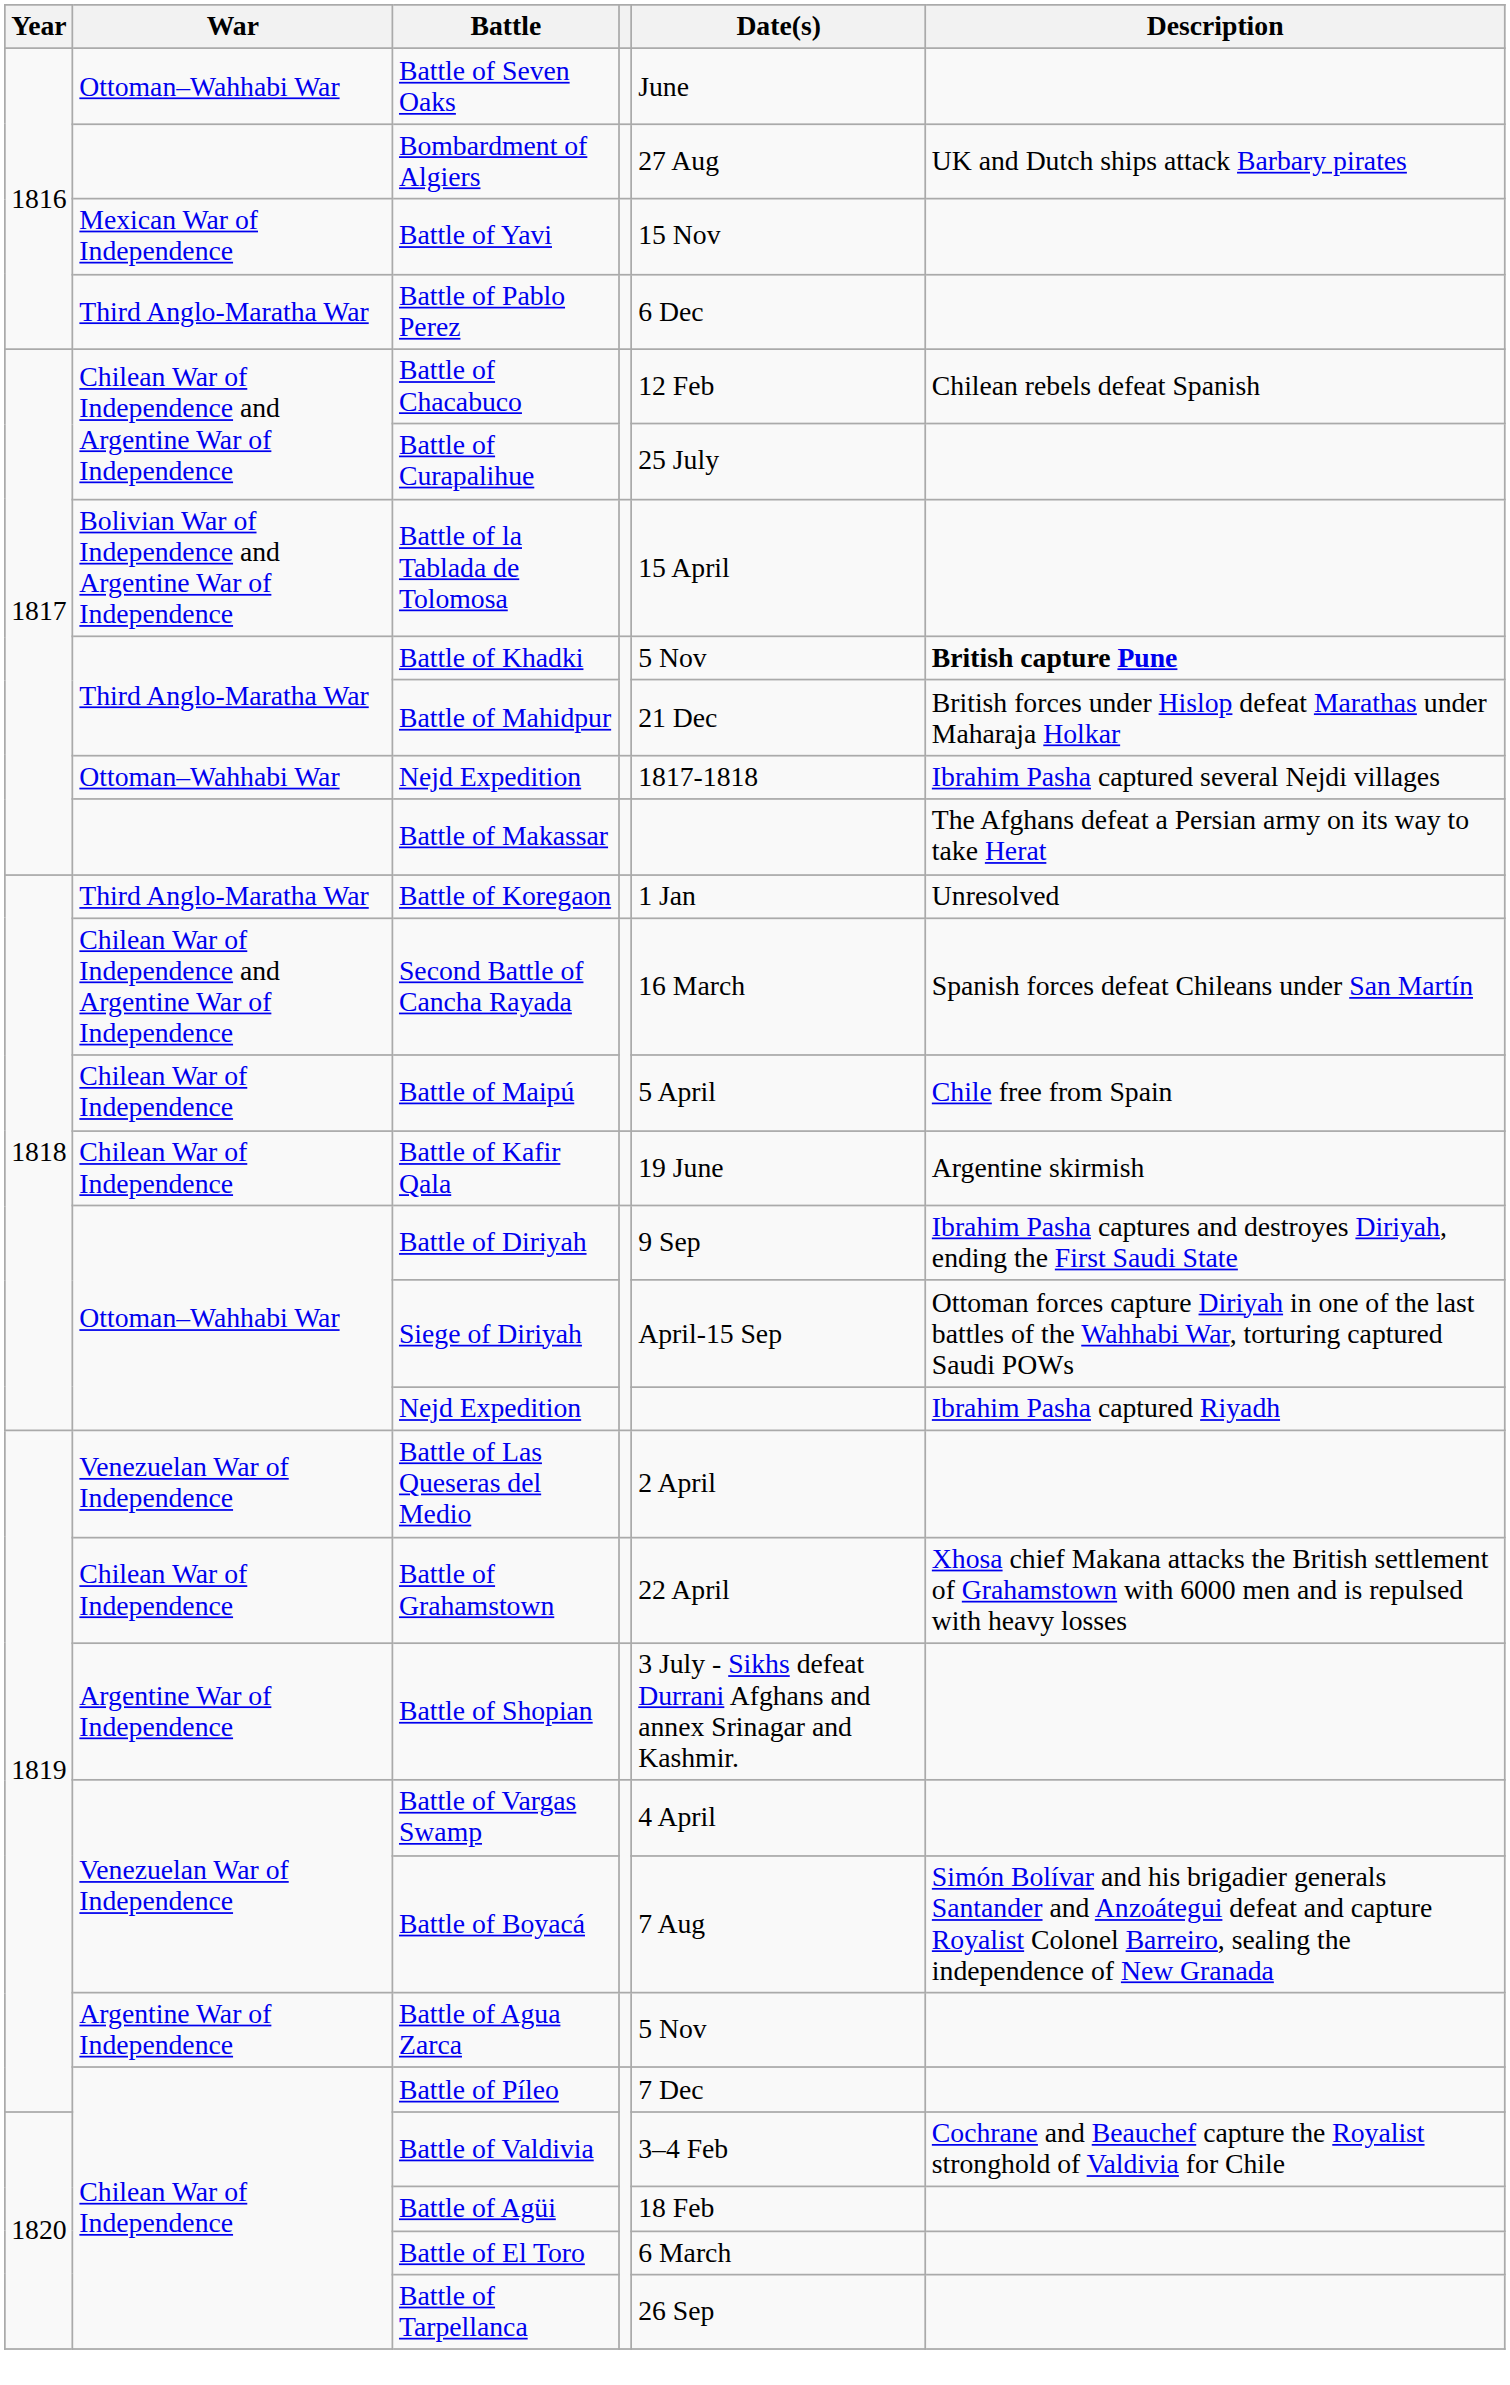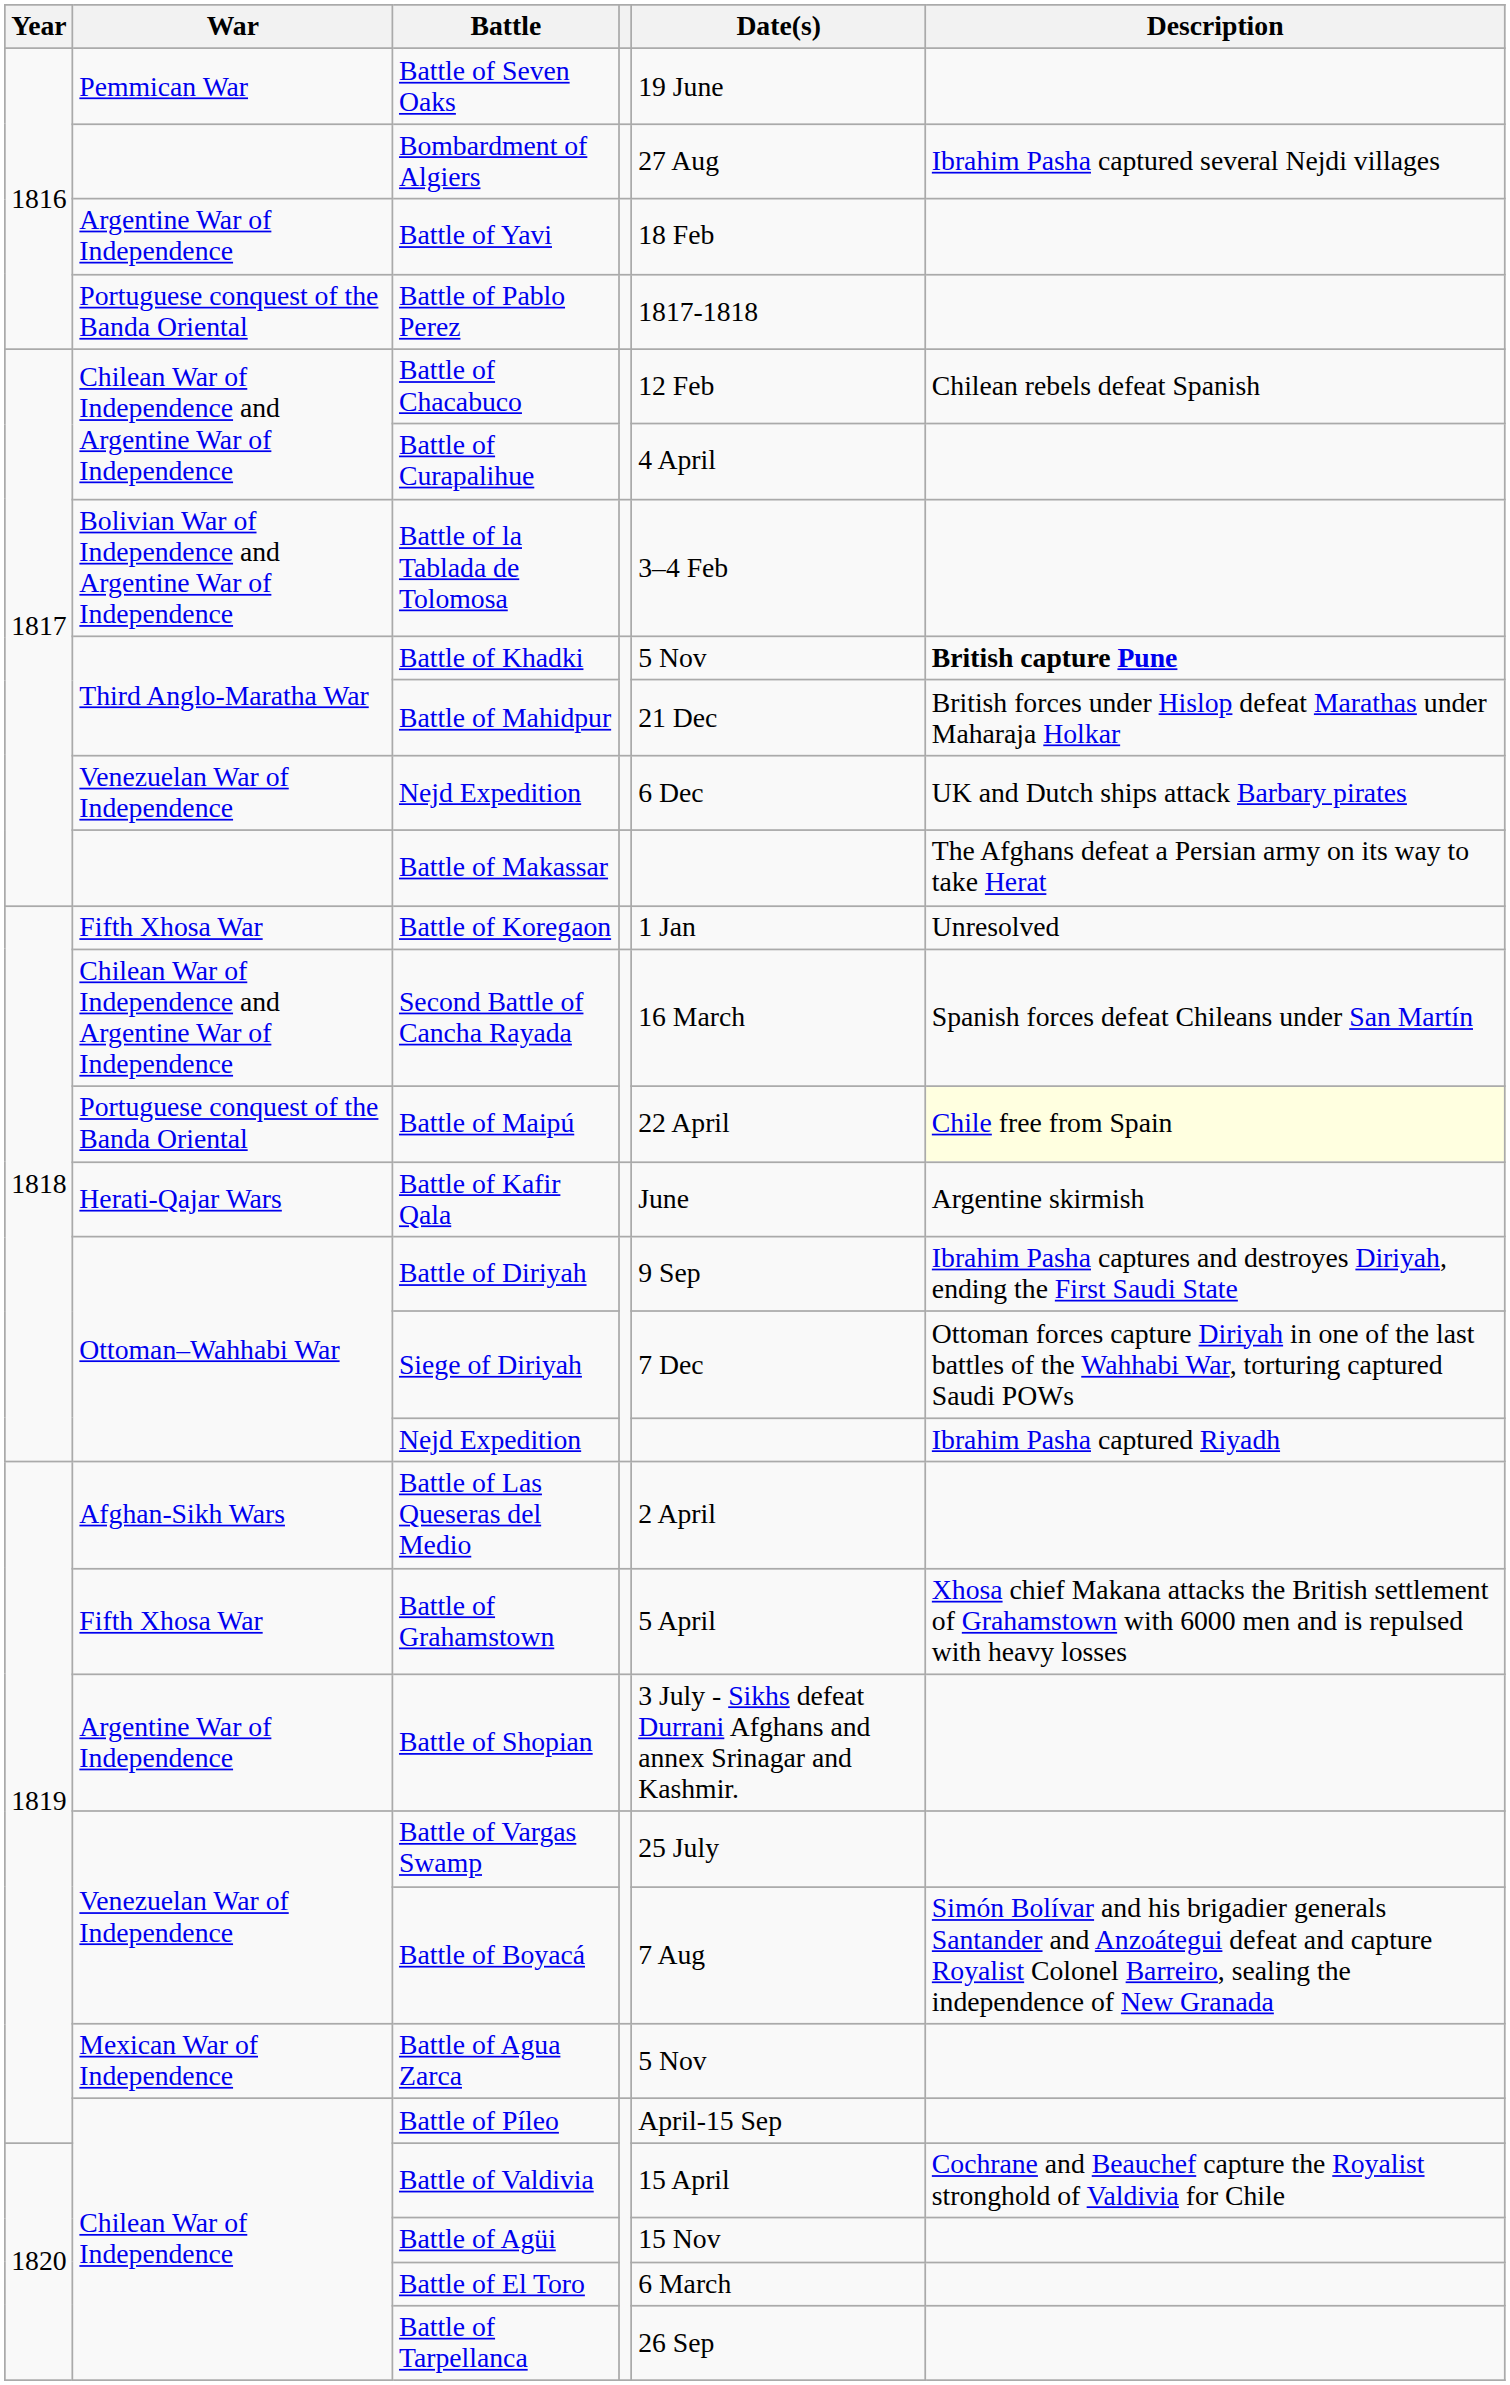(209, 85) Ottoman–Wahhabi War -> (164, 85) Pemmican War
(664, 85) June -> (681, 85) 19 June
(1169, 160) UK and Dutch ships attack Barbary pirates -> (1186, 160) Ibrahim Pasha captured several Nejdi villages
(169, 235) Mexican War of Independence -> (175, 235) Argentine War of Independence
(679, 235) 15 Nov -> (676, 235) 18 Feb
(224, 311) Third Anglo-Maratha War -> (229, 311) Portuguese conquest of the Banda Oriental
(671, 311) 6 Dec -> (698, 311) 1817-1818
(679, 461) 25 July -> (677, 461) 4 April
(684, 567) 15 April -> (683, 567) 3–4 Feb
(209, 776) Ottoman–Wahhabi War -> (184, 792) Venezuelan War of Independence
(698, 776) 1817-1818 -> (671, 792) 6 Dec
(1186, 776) Ibrahim Pasha captured several Nejdi villages -> (1169, 792) UK and Dutch ships attack Barbary pirates
(224, 895) Third Anglo-Maratha War -> (171, 926) Fifth Xhosa War
(163, 1092) Chilean War of Independence -> (229, 1123) Portuguese conquest of the Banda Oriental
(677, 1092) 5 April -> (684, 1123) 22 April
(1052, 1092) no background -> (1052, 1123) lightyellow background
(163, 1167) Chilean War of Independence -> (181, 1198) Herati-Qajar Wars
(681, 1167) 19 June -> (664, 1198) June
(710, 1333) April-15 Sep -> (671, 1364) 7 Dec
(184, 1483) Venezuelan War of Independence -> (182, 1514) Afghan-Sikh Wars
(163, 1589) Chilean War of Independence -> (171, 1620) Fifth Xhosa War
(684, 1589) 22 April -> (677, 1620) 5 April
(677, 1817) 4 April -> (679, 1848) 25 July
(175, 2029) Argentine War of Independence -> (169, 2060) Mexican War of Independence
(671, 2089) 7 Dec -> (710, 2120) April-15 Sep
(683, 2148) 3–4 Feb -> (684, 2179) 15 April
(676, 2208) 18 Feb -> (679, 2239) 15 Nov
